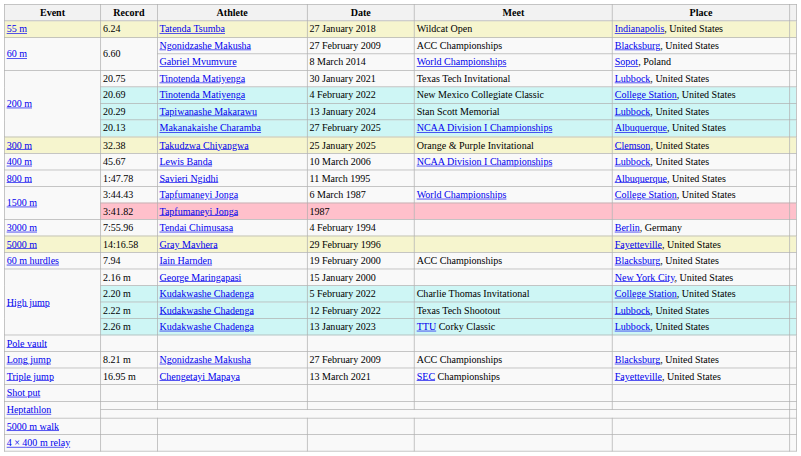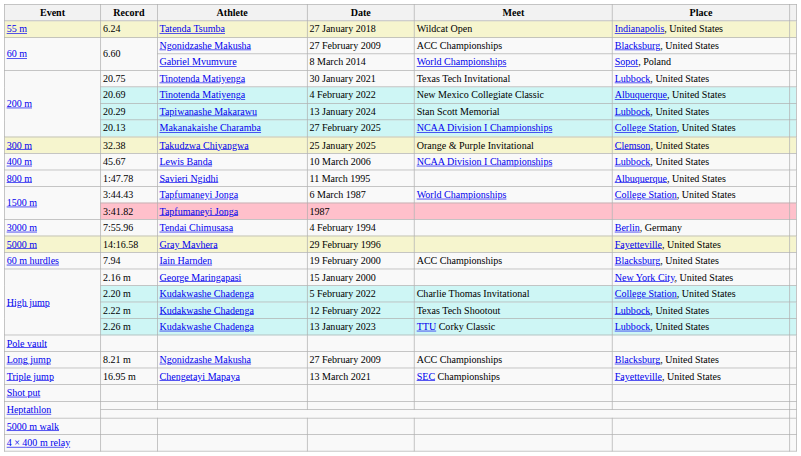(675, 95) College Station, United States -> (670, 95) Albuquerque, United States
(670, 128) Albuquerque, United States -> (675, 128) College Station, United States
